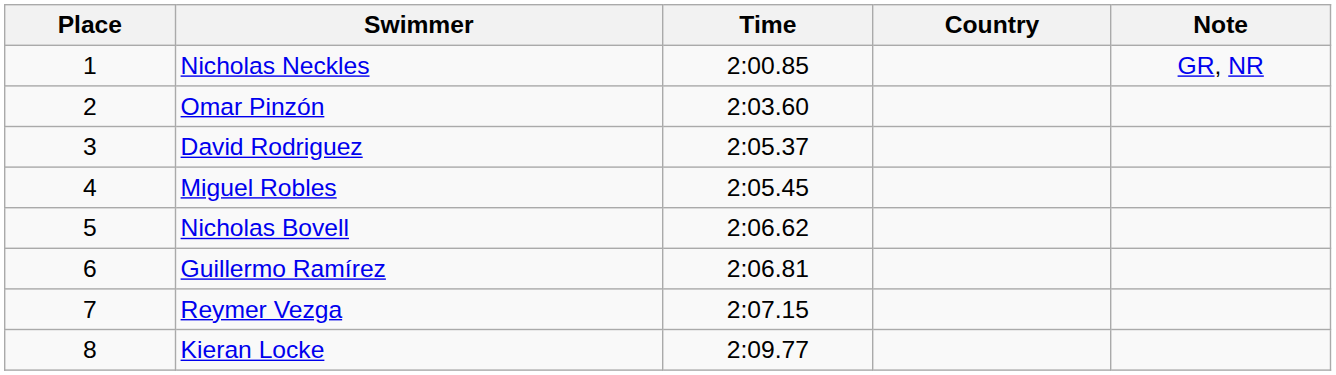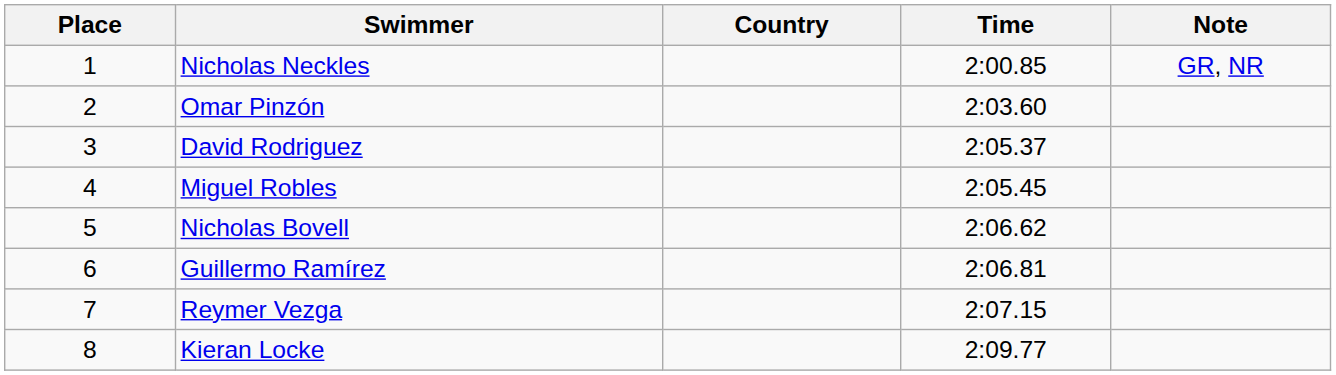columns swapped: (992, 24) <-> (768, 24)
